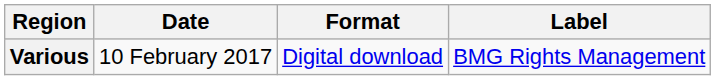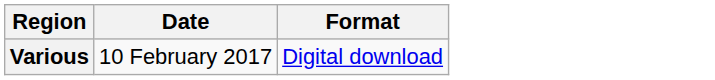- column: (579, 21)
